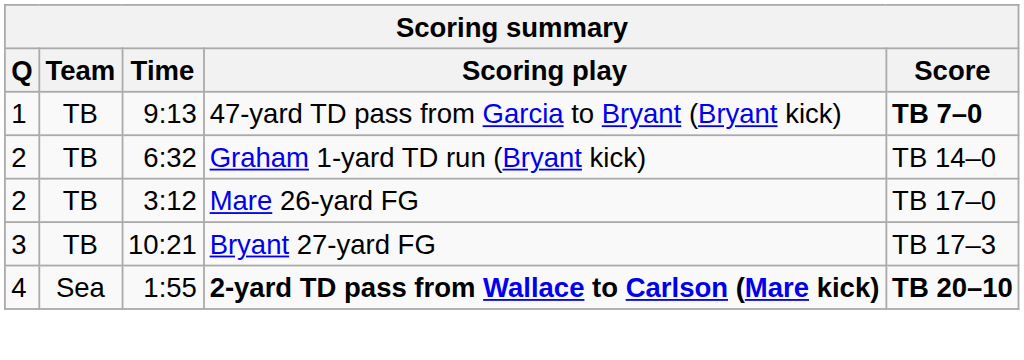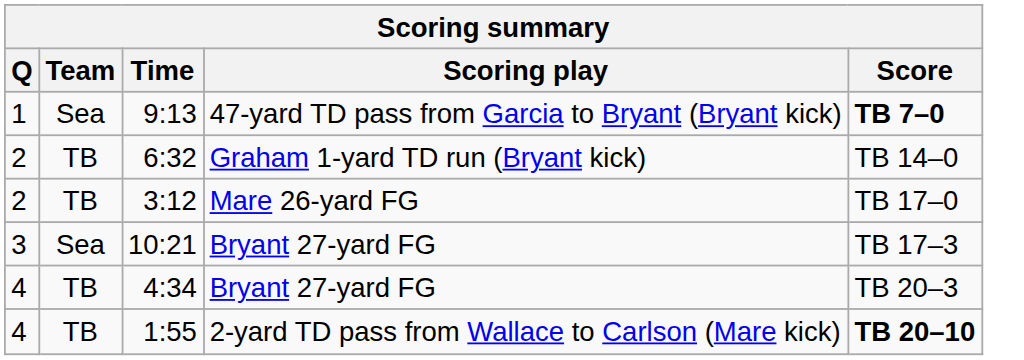(80, 114) TB -> (80, 114) Sea
(80, 245) TB -> (80, 245) Sea
+ row: (170, 288)
(80, 288) Sea -> (80, 332) TB
(544, 288) bold -> (525, 332) normal
